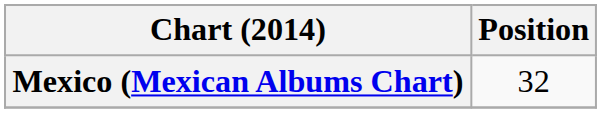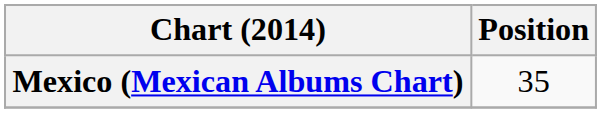(534, 81) 32 -> (534, 81) 35
